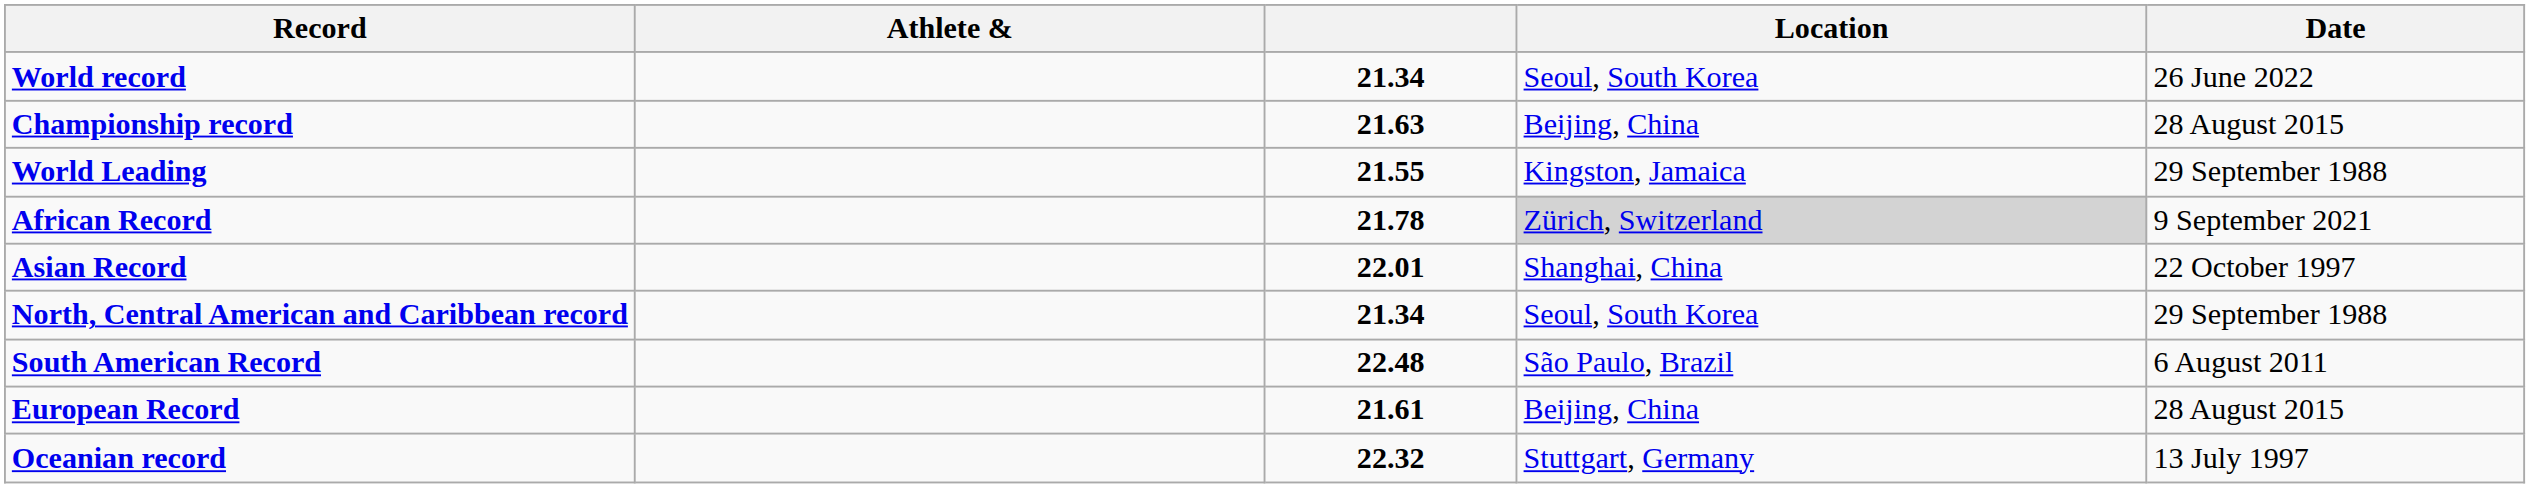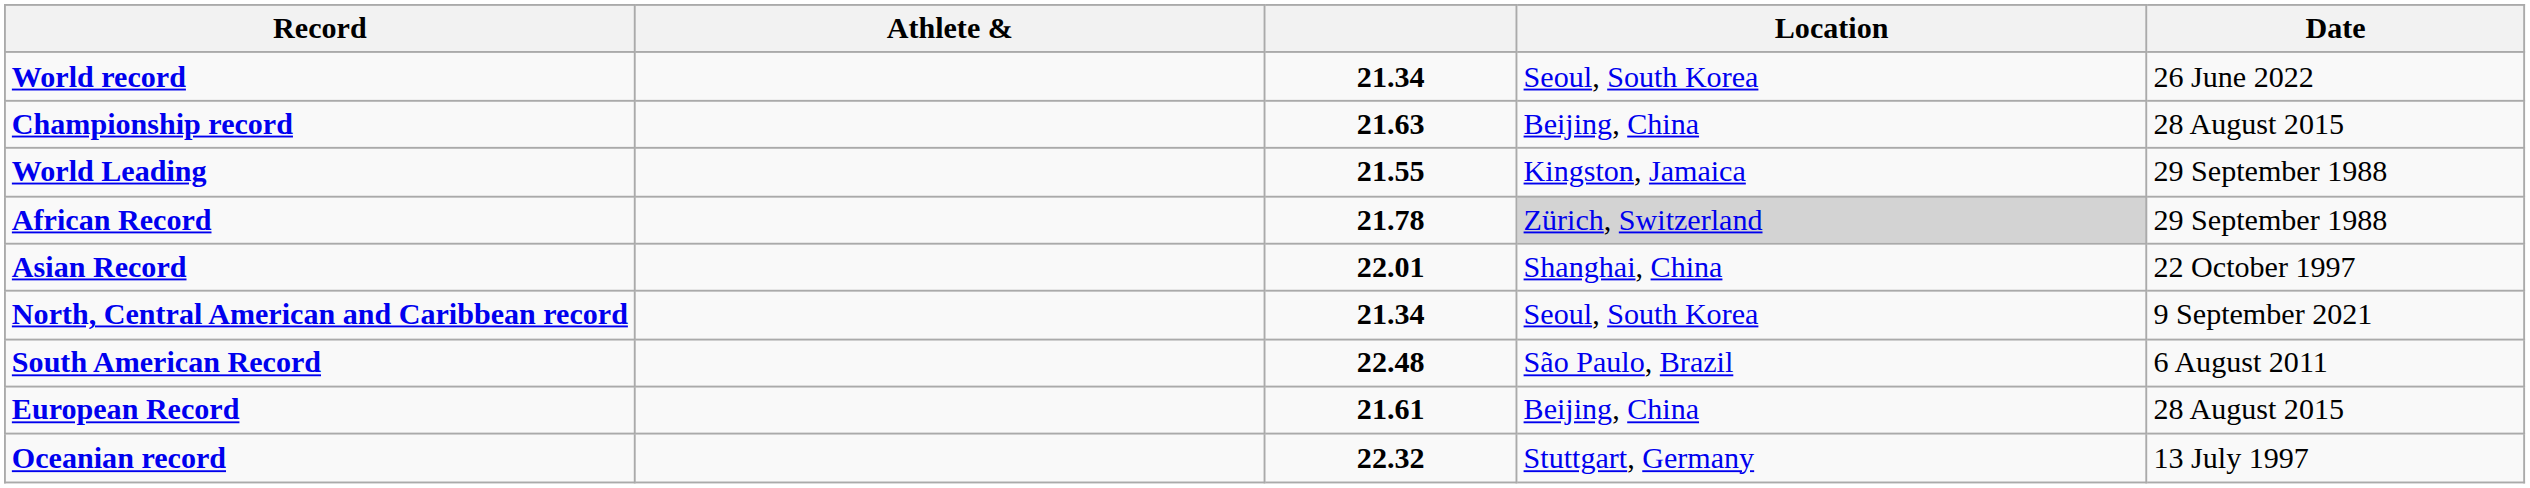(2263, 219) 9 September 2021 -> (2270, 219) 29 September 1988
(2270, 314) 29 September 1988 -> (2263, 314) 9 September 2021
